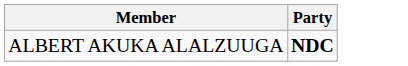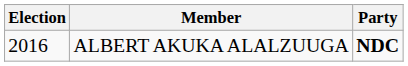+ column: (37, 17)
